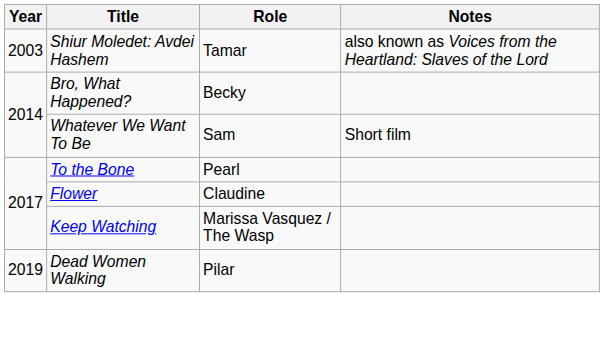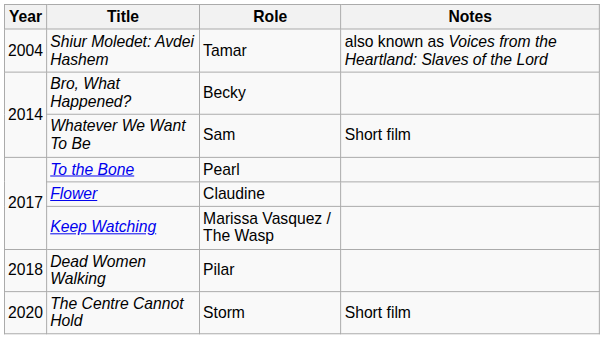(26, 50) 2003 -> (26, 50) 2004
(26, 270) 2019 -> (26, 270) 2018
+ row: (117, 312)
